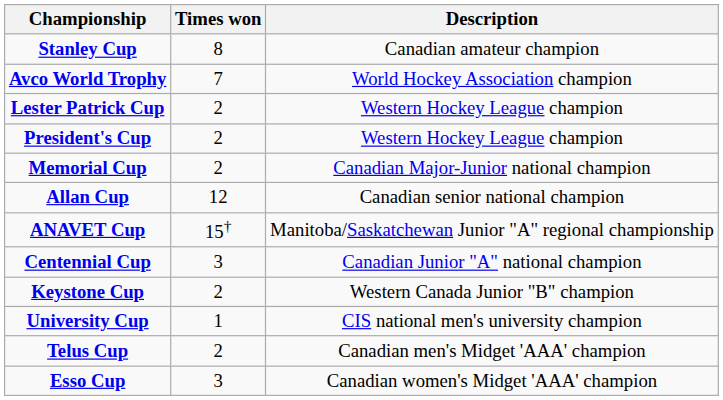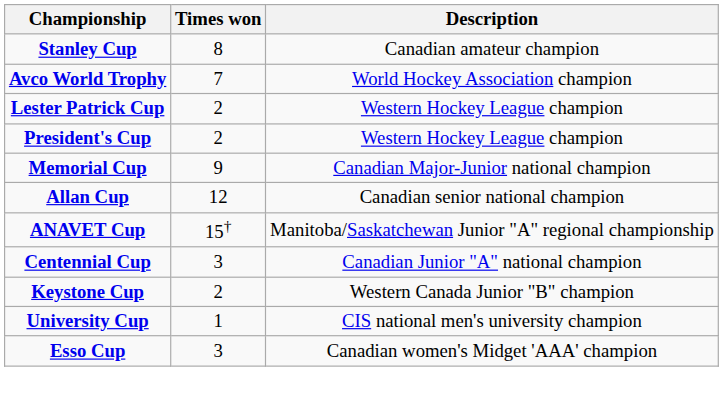(218, 167) 2 -> (218, 167) 9
- row: (88, 350)
